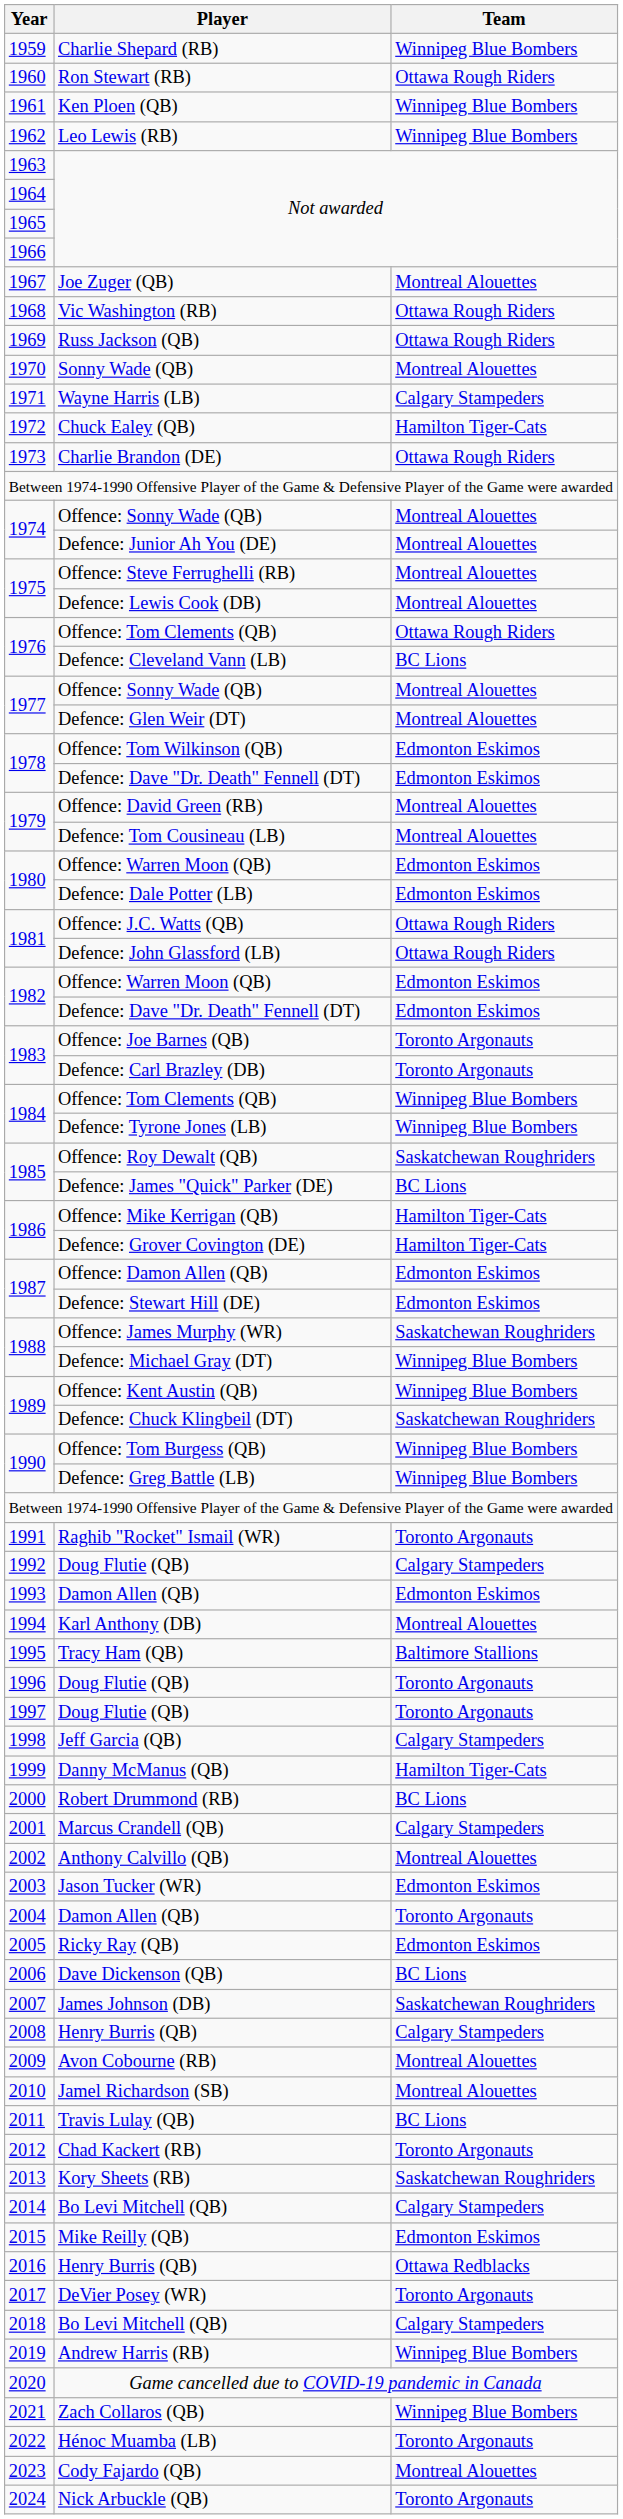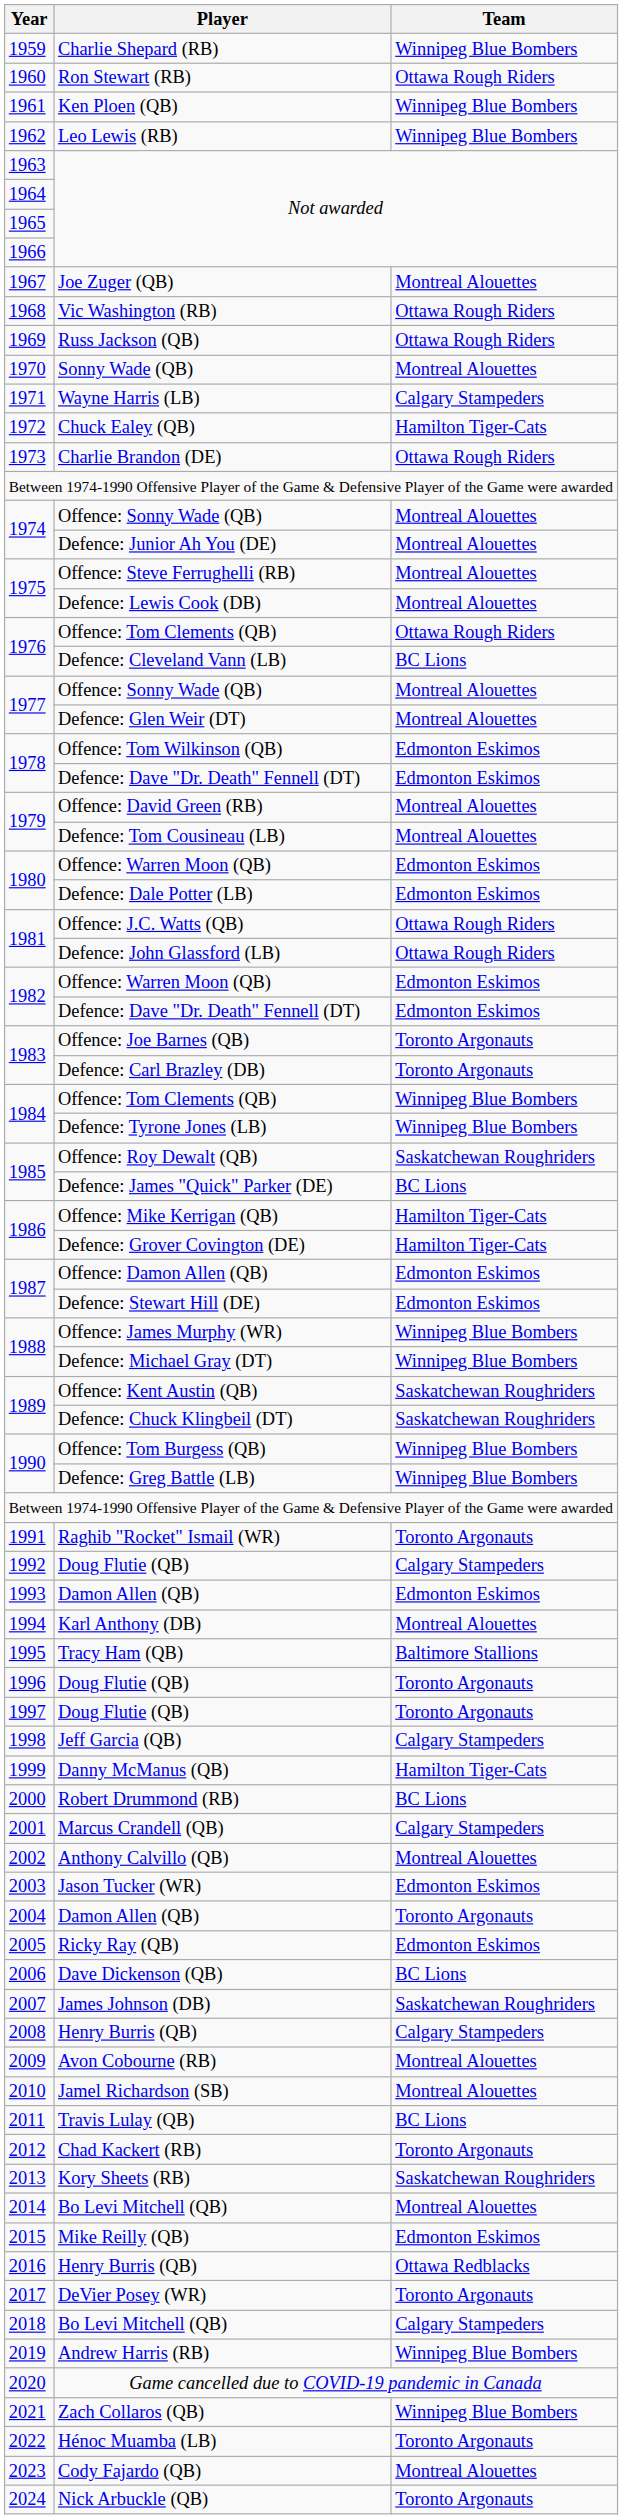(495, 1332) Saskatchewan Roughriders -> (486, 1332) Winnipeg Blue Bombers
(486, 1390) Winnipeg Blue Bombers -> (495, 1390) Saskatchewan Roughriders
(470, 2207) Calgary Stampeders -> (466, 2207) Montreal Alouettes
